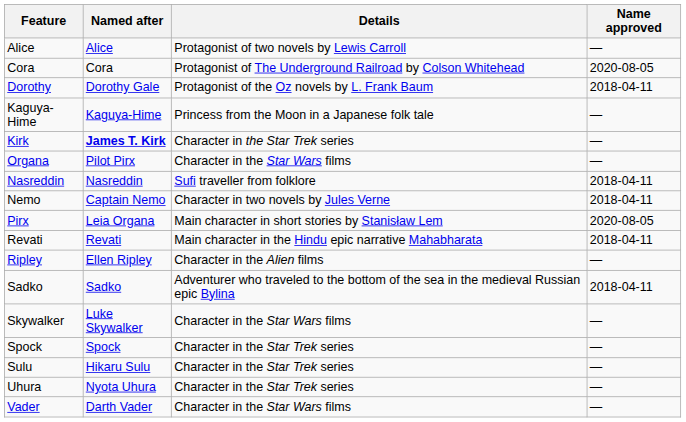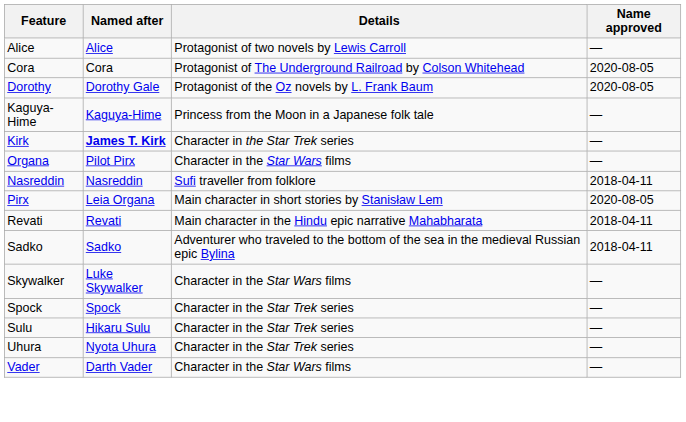(621, 87) 2018-04-11 -> (622, 87) 2020-08-05
- row: (24, 200)
- row: (25, 260)
